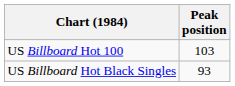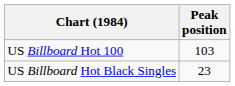(204, 71) 93 -> (204, 71) 23
